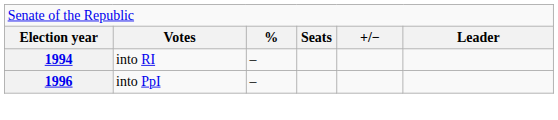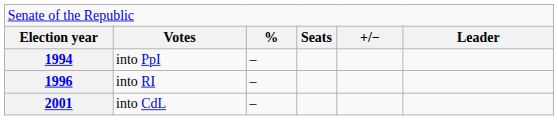(136, 59) into RI -> (138, 59) into PpI
(138, 81) into PpI -> (136, 81) into RI
+ row: (59, 103)
